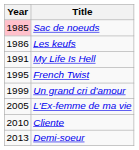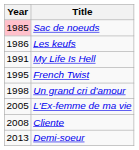(18, 91) 1999 -> (18, 91) 1998
(18, 122) 2010 -> (18, 122) 2008
